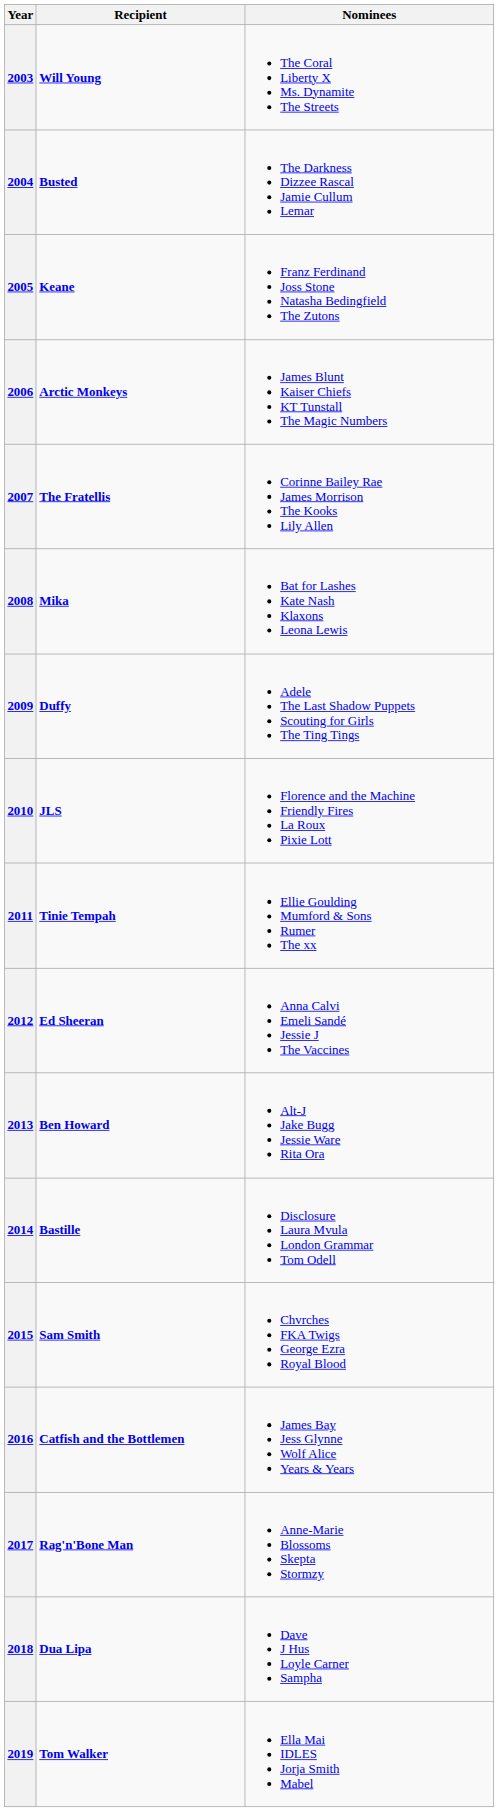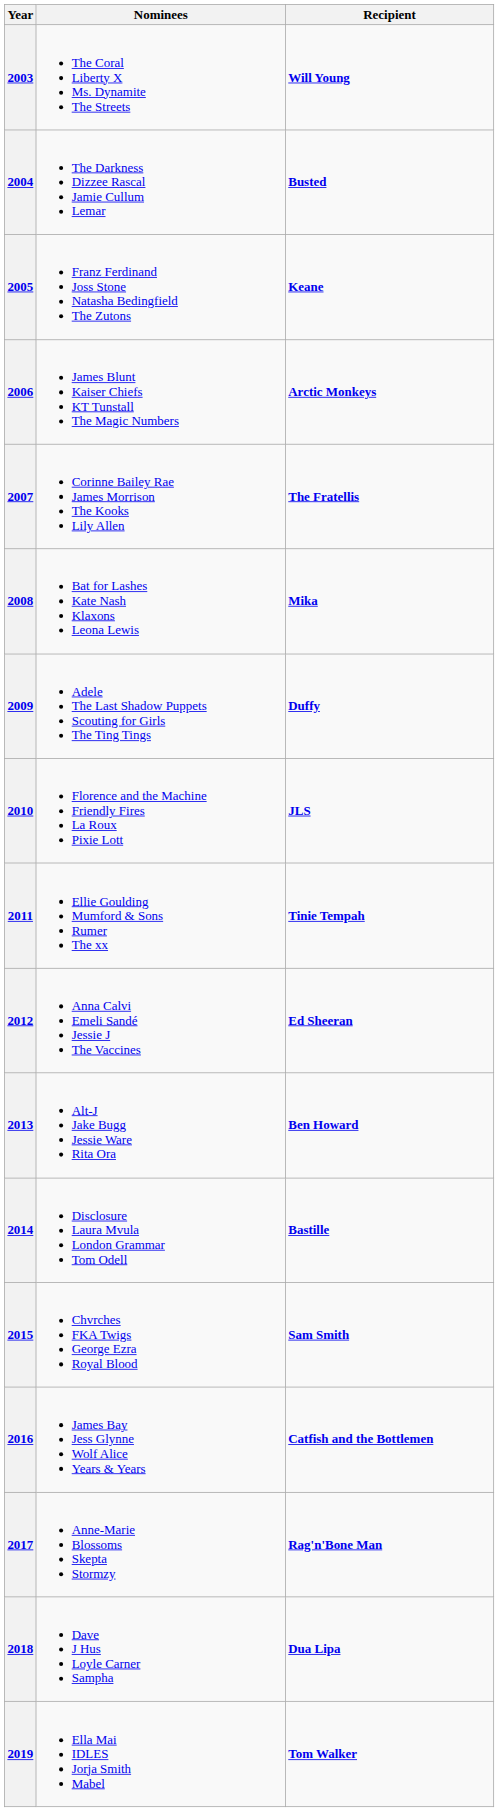columns swapped: (141, 14) <-> (369, 14)
